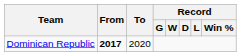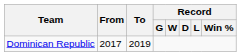(110, 43) bold -> (110, 43) normal
(140, 43) 2020 -> (140, 43) 2019
